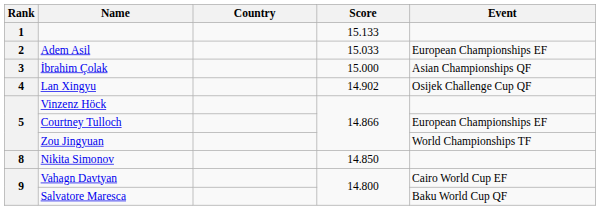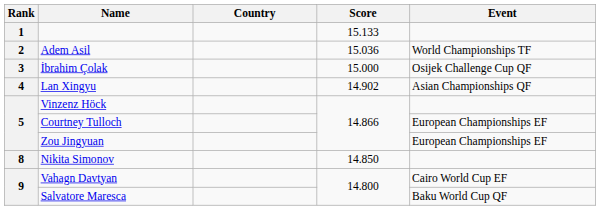(363, 50) 15.033 -> (363, 50) 15.036
(480, 50) European Championships EF -> (472, 50) World Championships TF
(472, 68) Asian Championships QF -> (472, 68) Osijek Challenge Cup QF
(472, 86) Osijek Challenge Cup QF -> (472, 86) Asian Championships QF
(472, 141) World Championships TF -> (480, 141) European Championships EF
